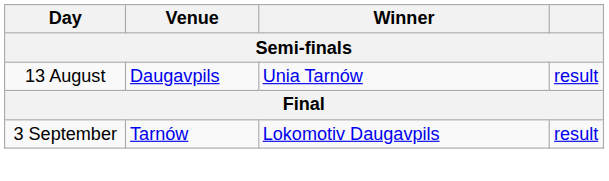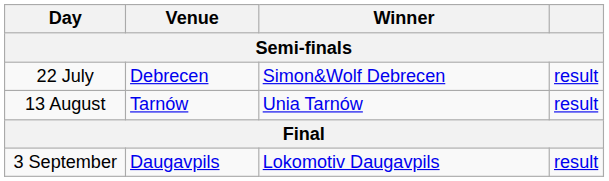+ row: (65, 76)
(175, 76) Daugavpils -> (159, 104) Tarnów
(159, 133) Tarnów -> (175, 162) Daugavpils
